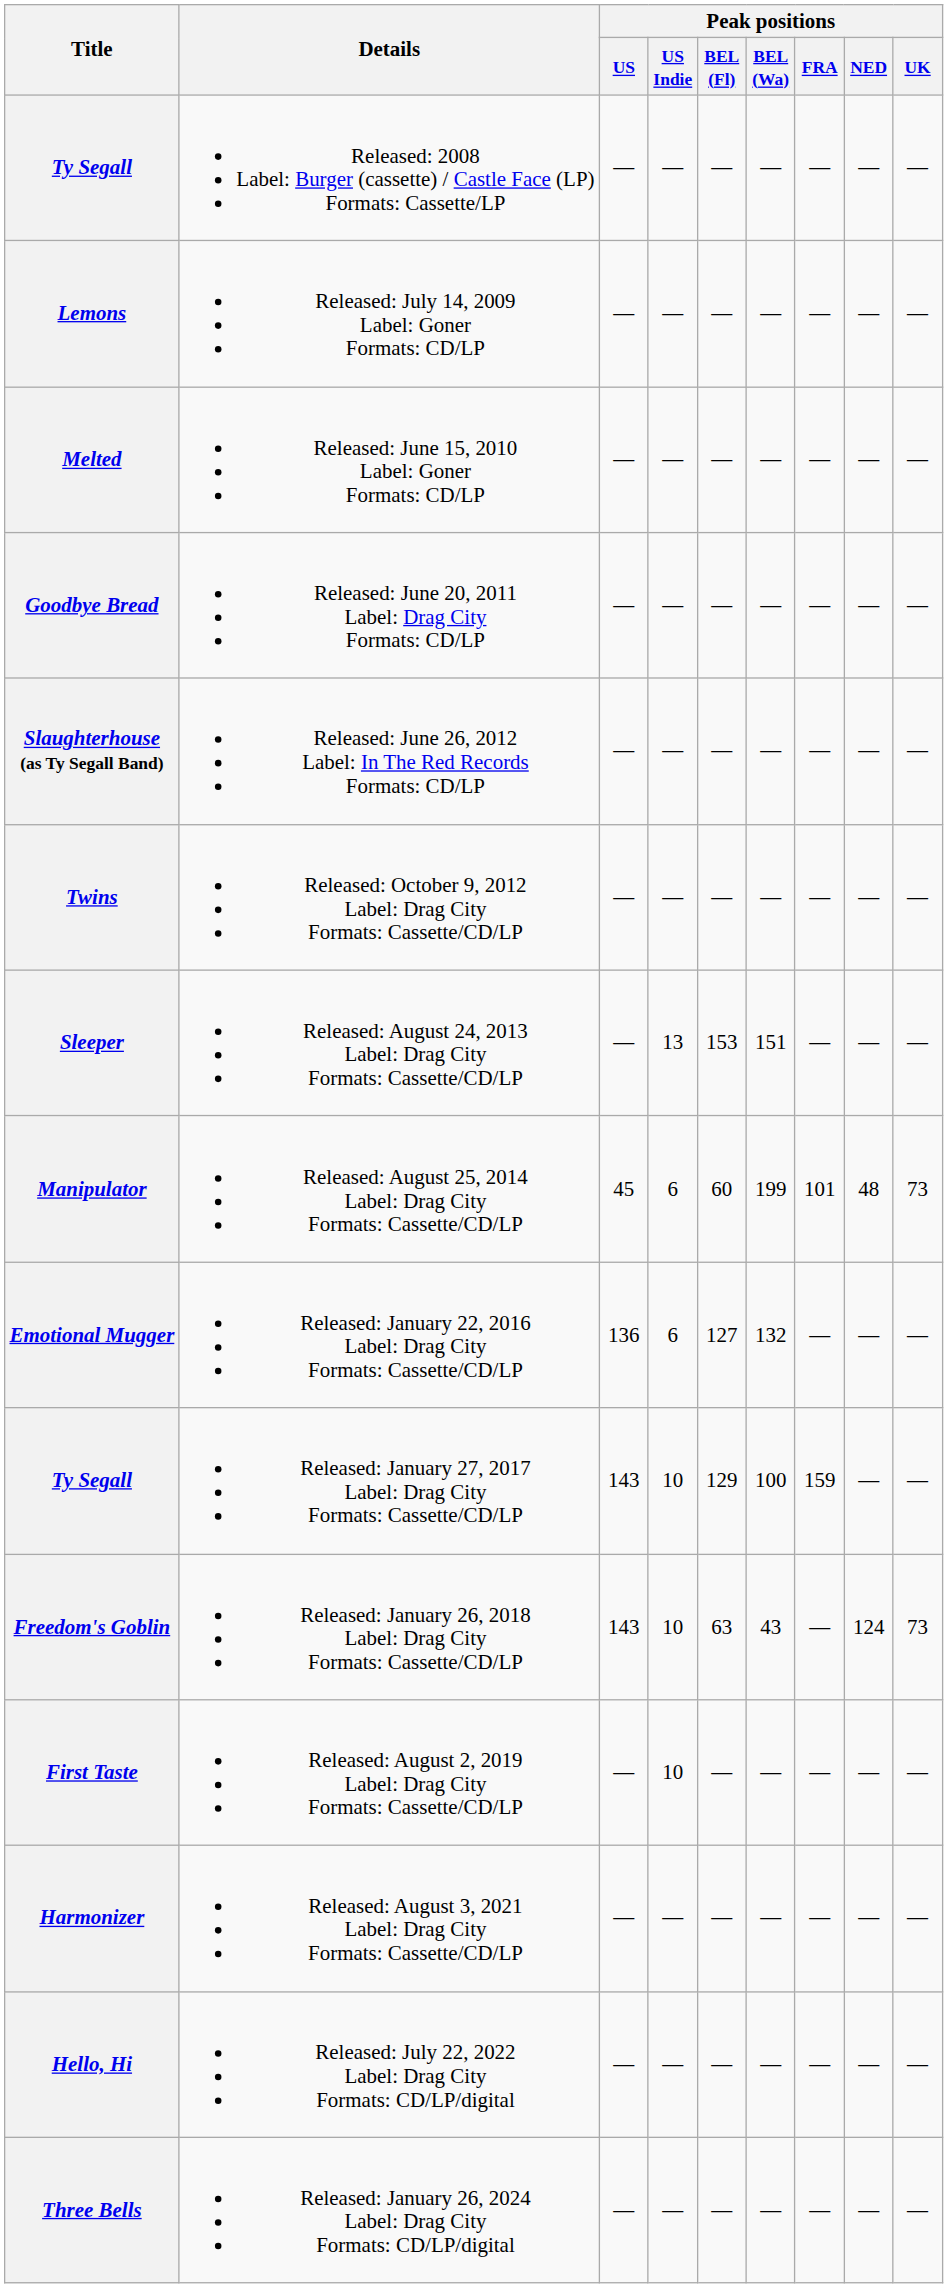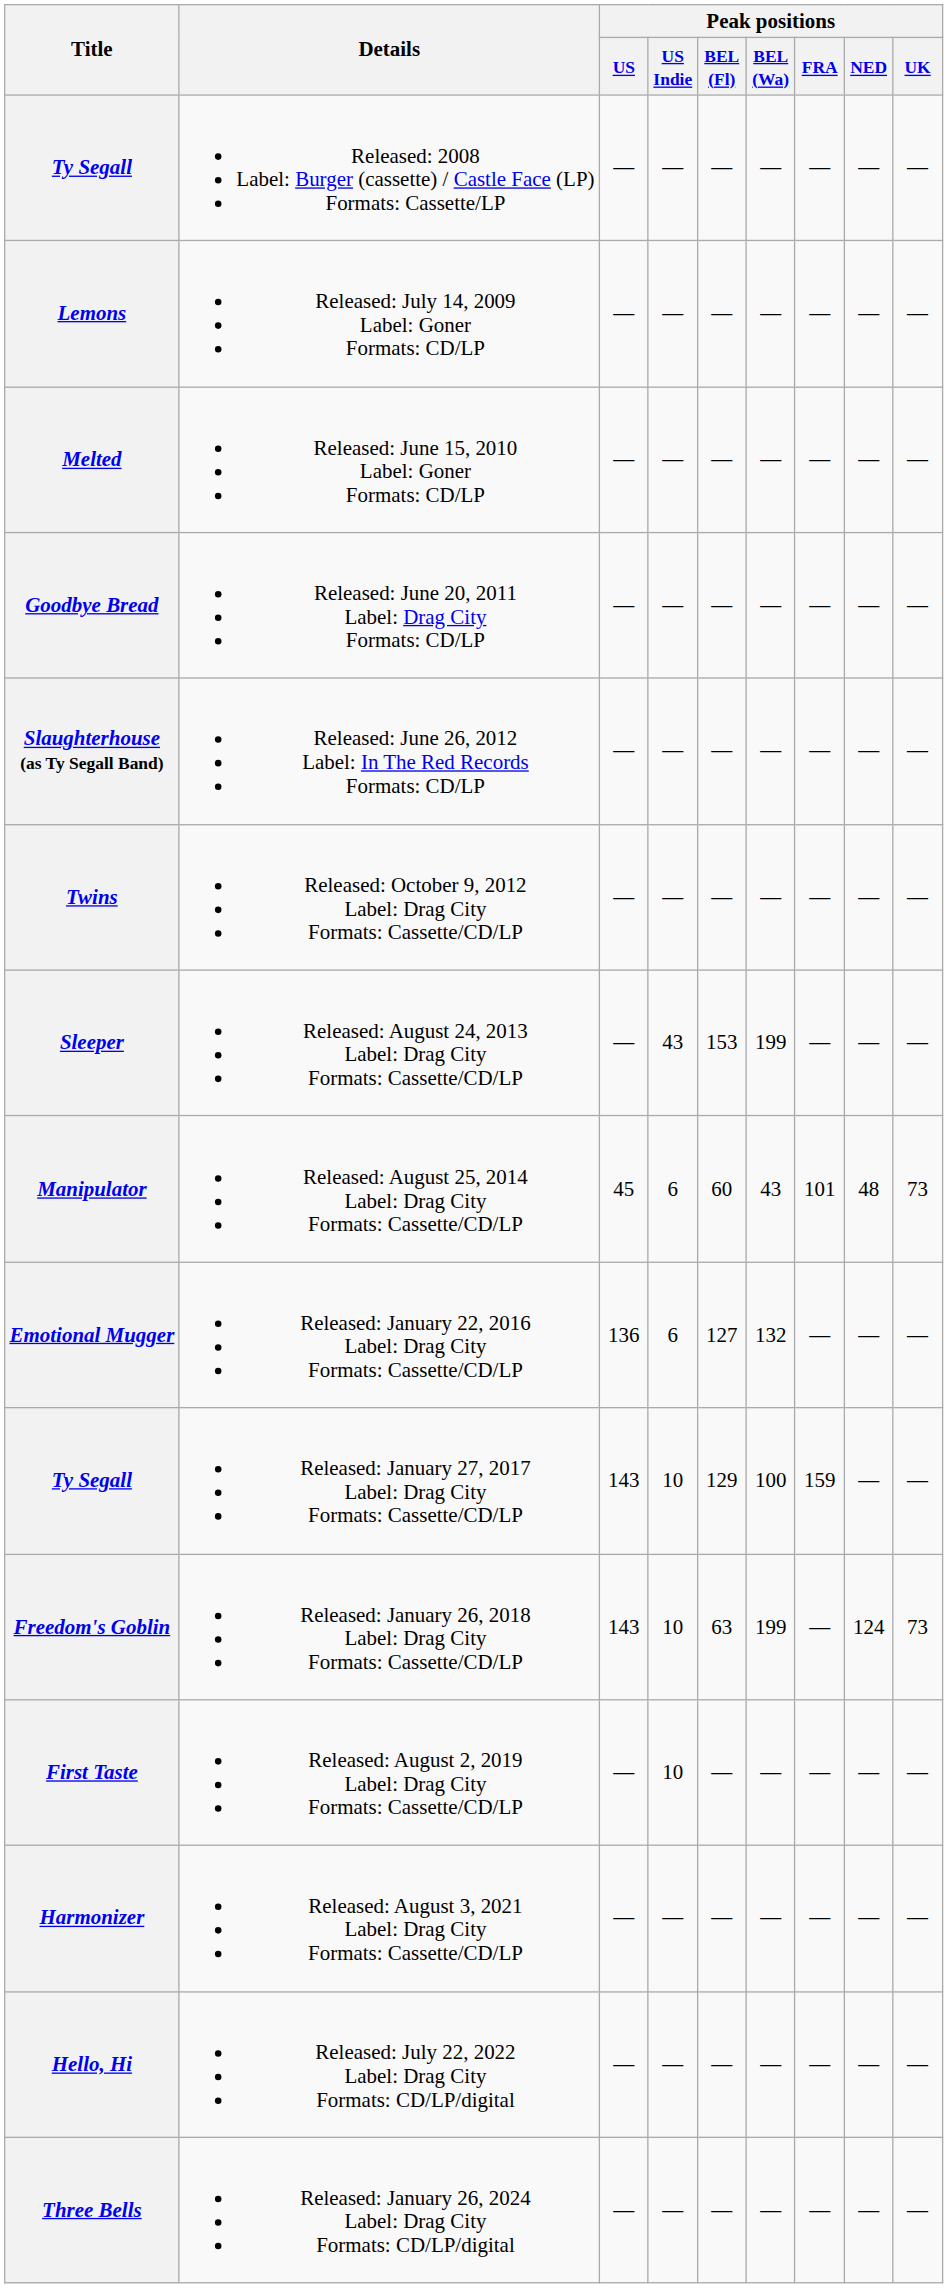(673, 1042) 13 -> (673, 1042) 43
(771, 1042) 151 -> (771, 1042) 199
(771, 1188) 199 -> (771, 1188) 43
(771, 1626) 43 -> (771, 1626) 199
